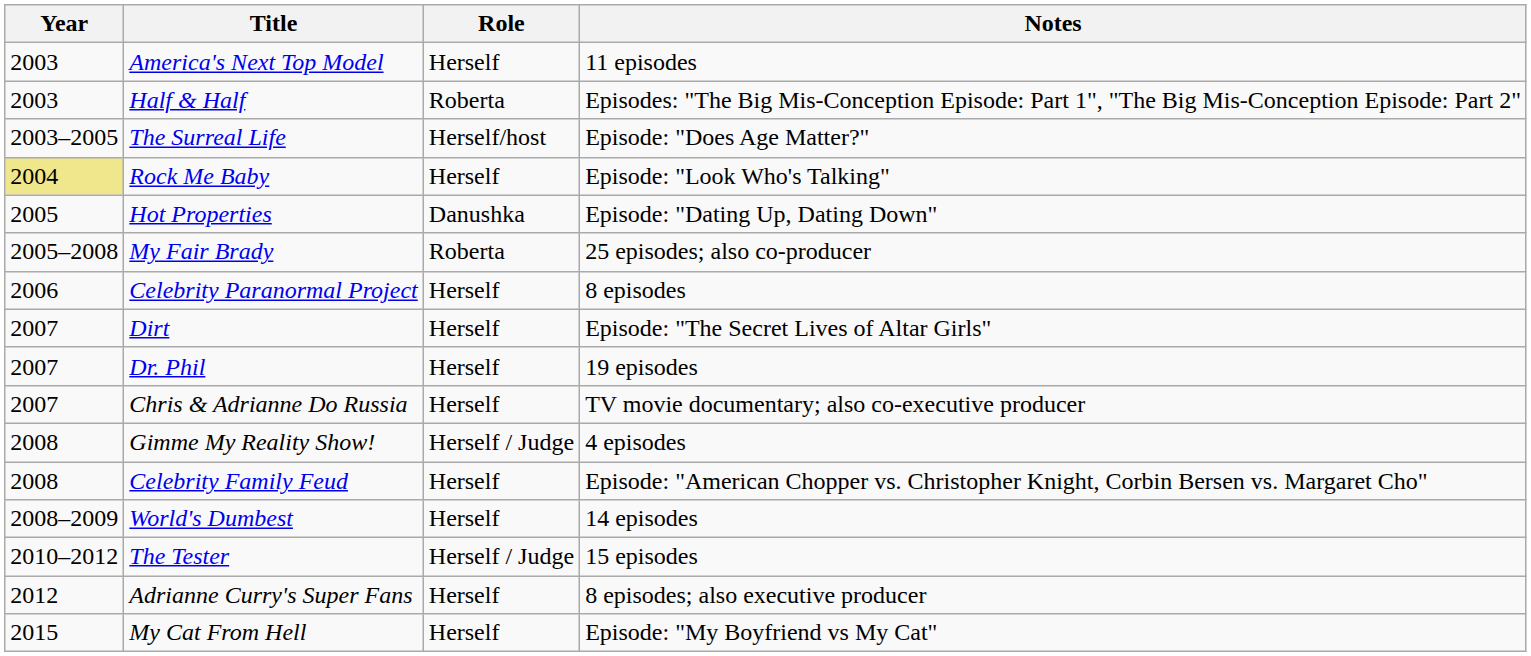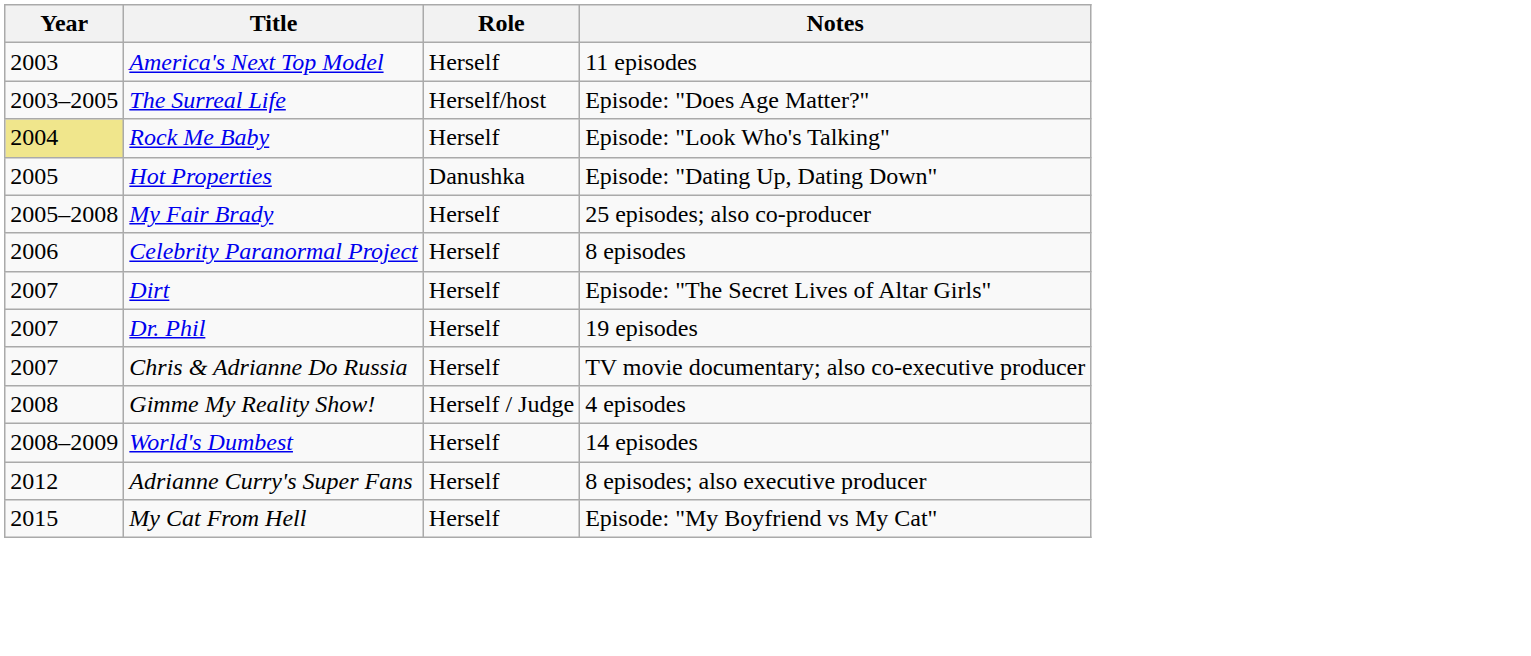- row: (187, 99)
(467, 251) Roberta -> (464, 213) Herself
- row: (239, 480)
- row: (179, 556)
